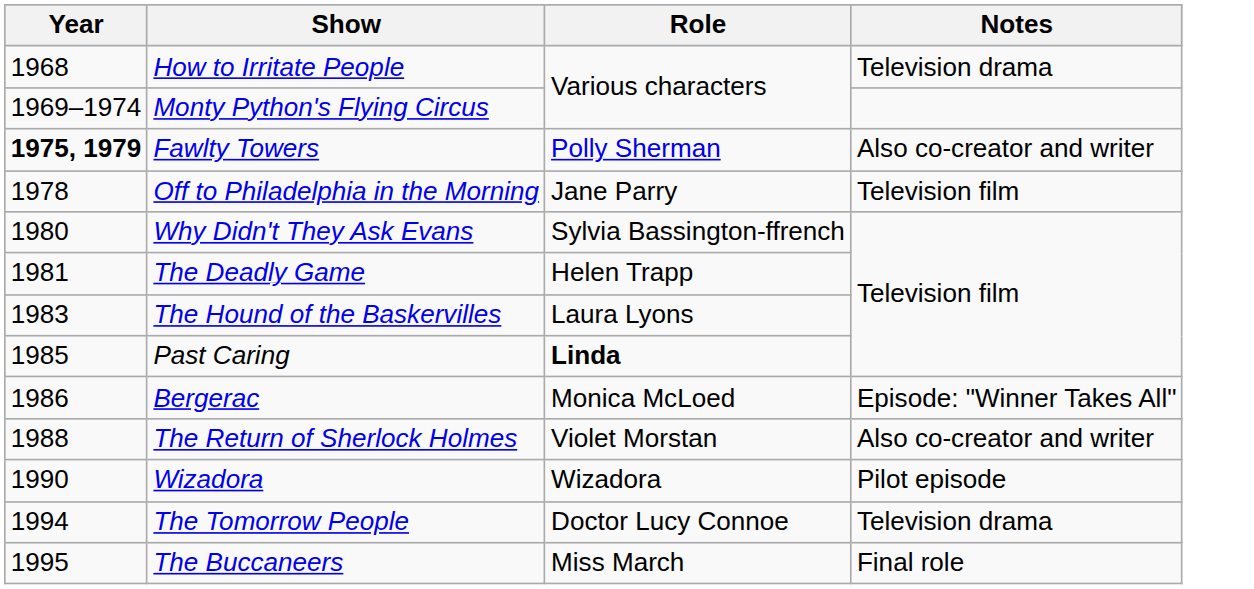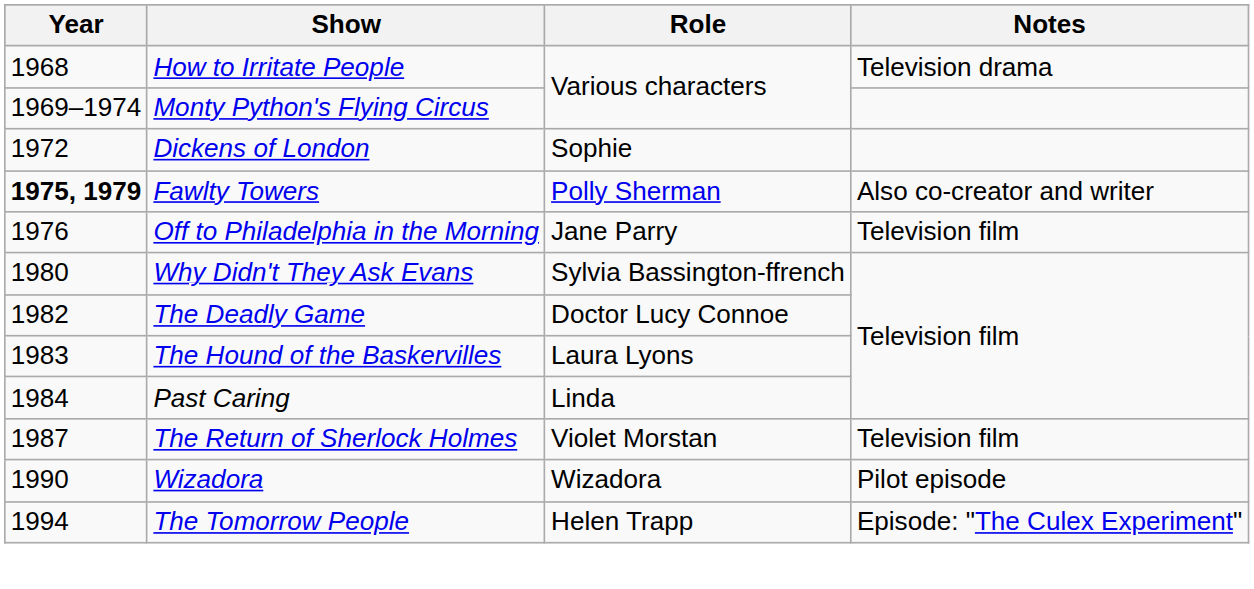+ row: (261, 149)
(40, 190) 1978 -> (40, 231) 1976
(40, 273) 1981 -> (40, 314) 1982
(622, 273) Helen Trapp -> (670, 314) Doctor Lucy Connoe
(40, 356) 1985 -> (40, 397) 1984
(586, 356) bold -> (583, 397) normal
- row: (206, 397)
(40, 438) 1988 -> (40, 438) 1987
(1005, 438) Also co-creator and writer -> (938, 438) Television film
(670, 521) Doctor Lucy Connoe -> (622, 521) Helen Trapp
(955, 521) Television drama -> (1050, 521) Episode: "The Culex Experiment"
- row: (248, 562)
